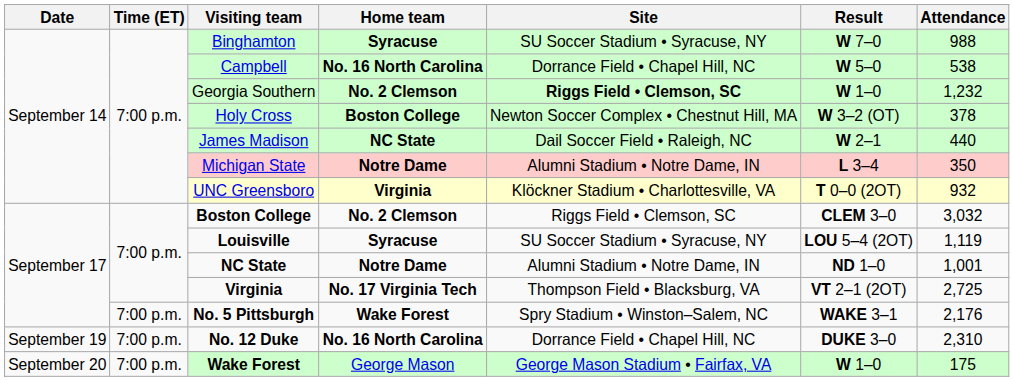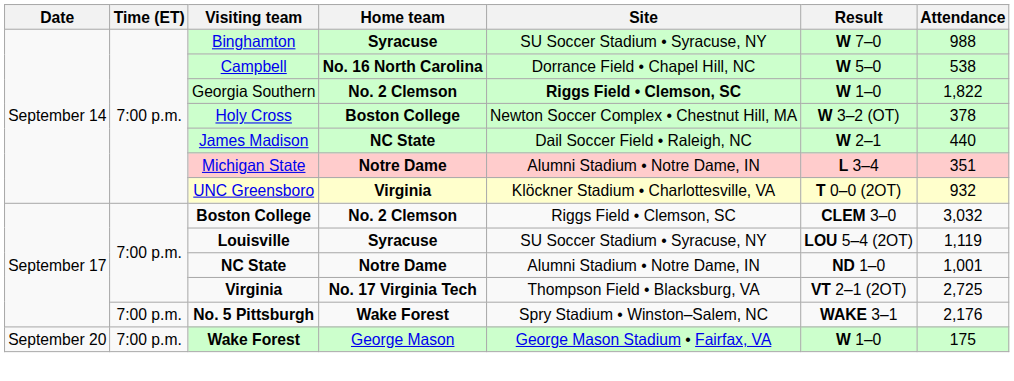(963, 91) 1,232 -> (963, 91) 1,822
(963, 166) 350 -> (963, 166) 351
- row: (254, 339)
